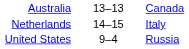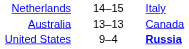rows swapped: (50, 9) <-> (41, 24)
(162, 39) normal -> (164, 39) bold
